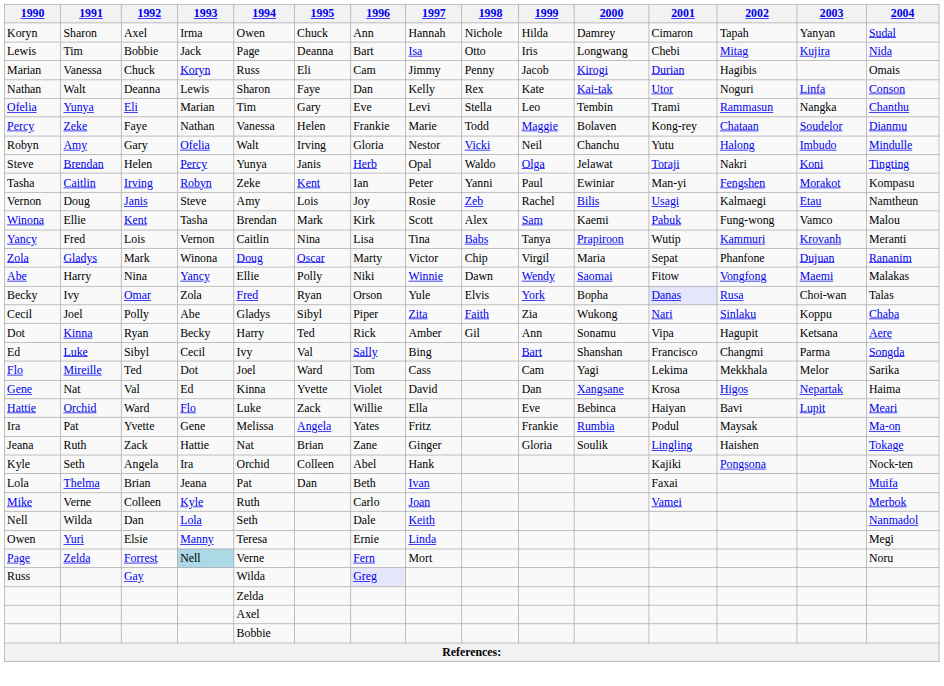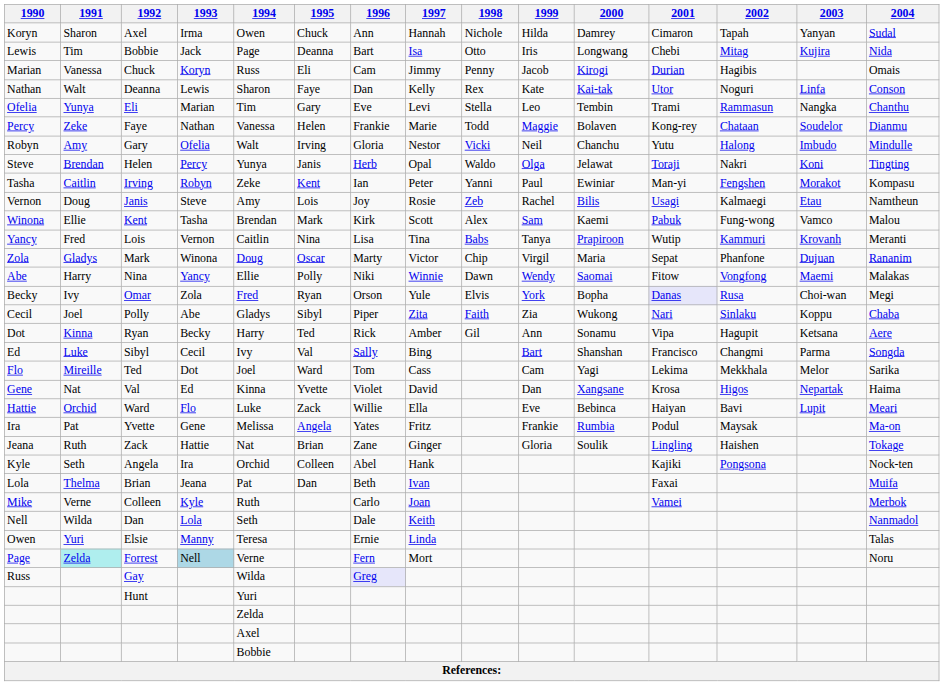(881, 295) Talas -> (881, 295) Megi
(881, 539) Megi -> (881, 539) Talas
(77, 558) no background -> (77, 558) paleturquoise background
+ row: (33, 596)
